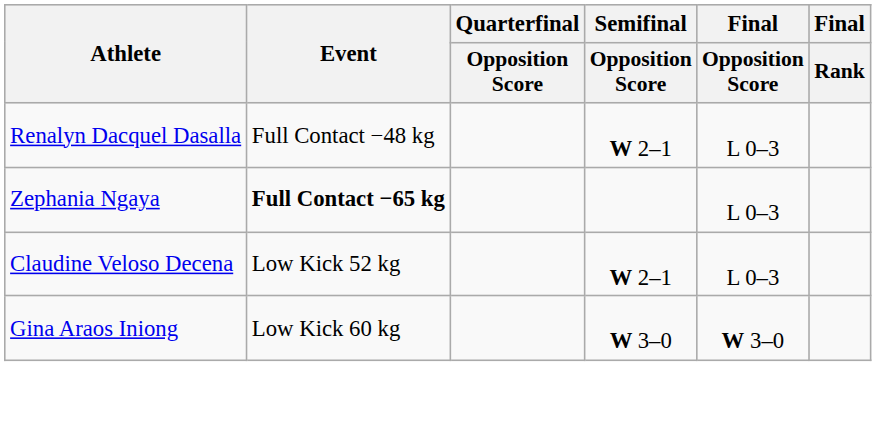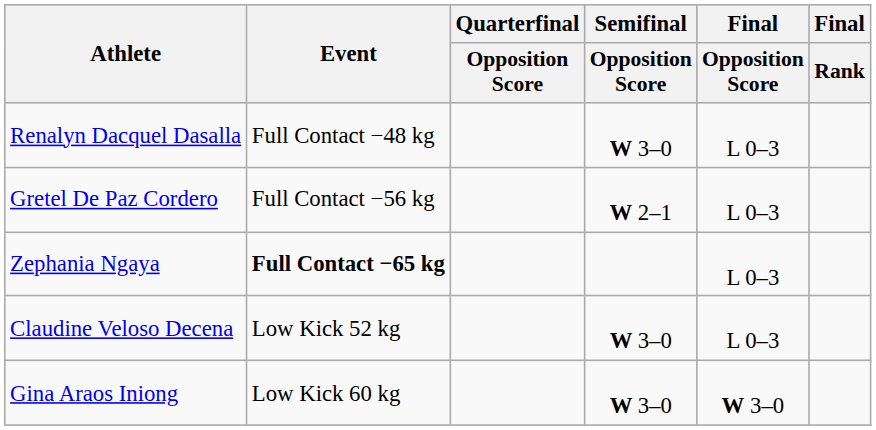(641, 148) W 2–1 -> (641, 148) W 3–0
+ row: (114, 199)
(641, 277) W 2–1 -> (641, 341) W 3–0
